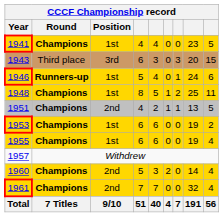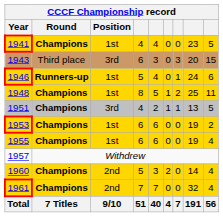(112, 108) 2nd -> (112, 108) 3rd
